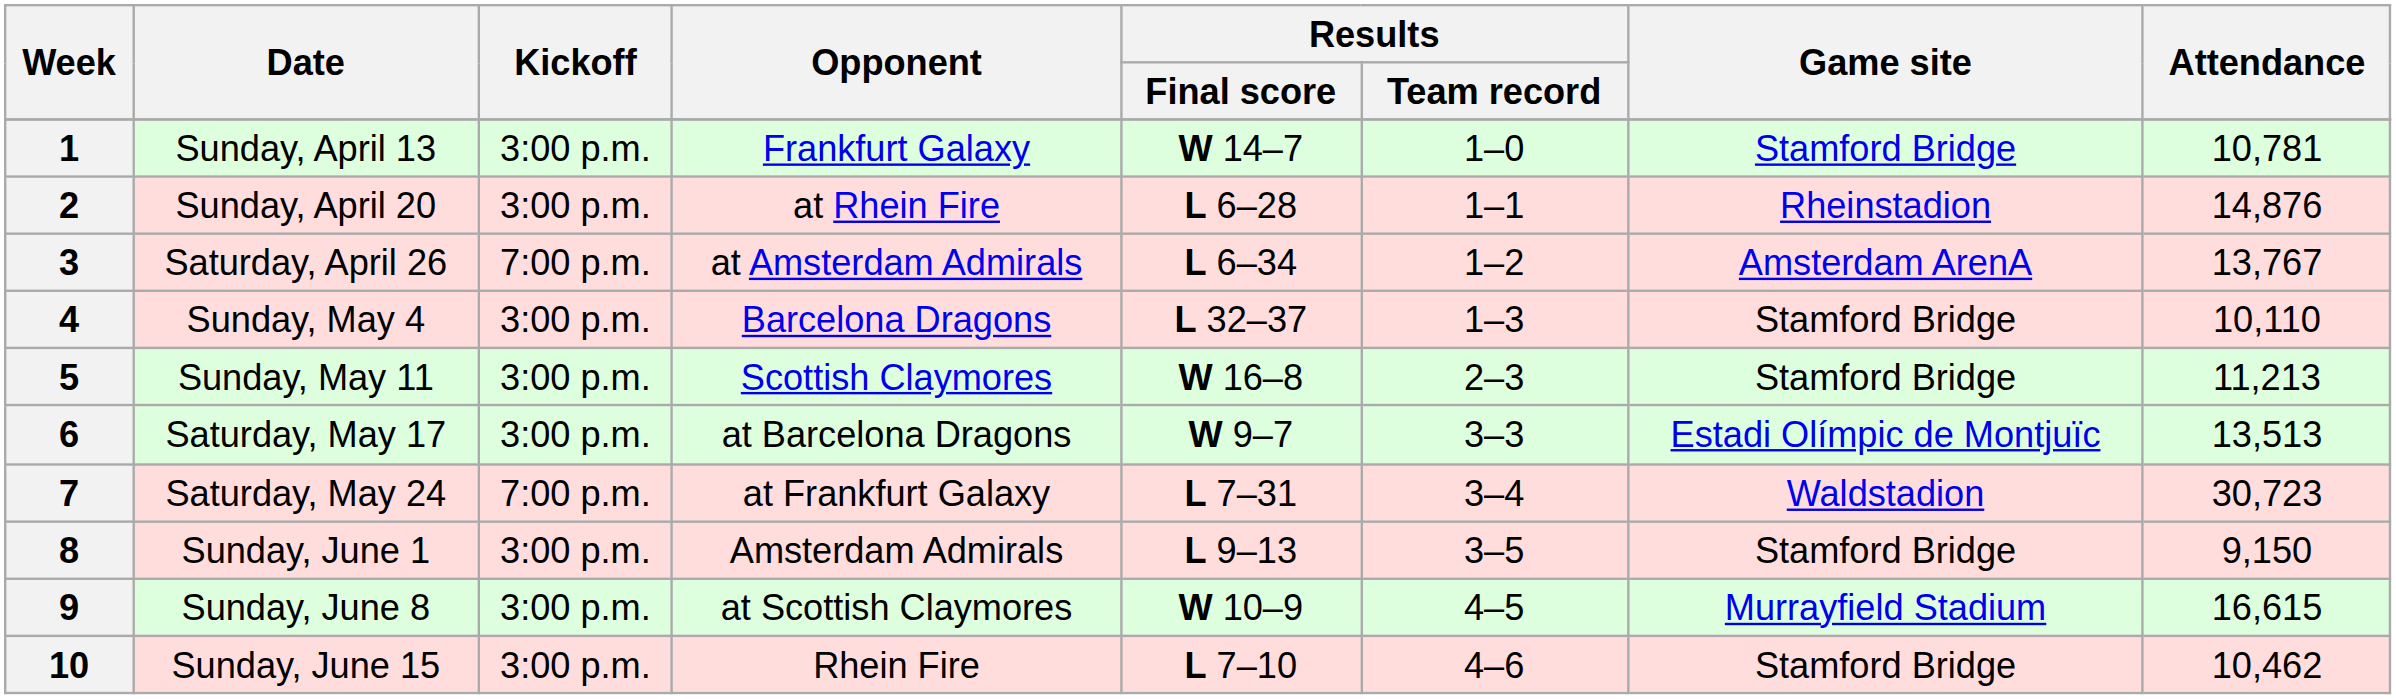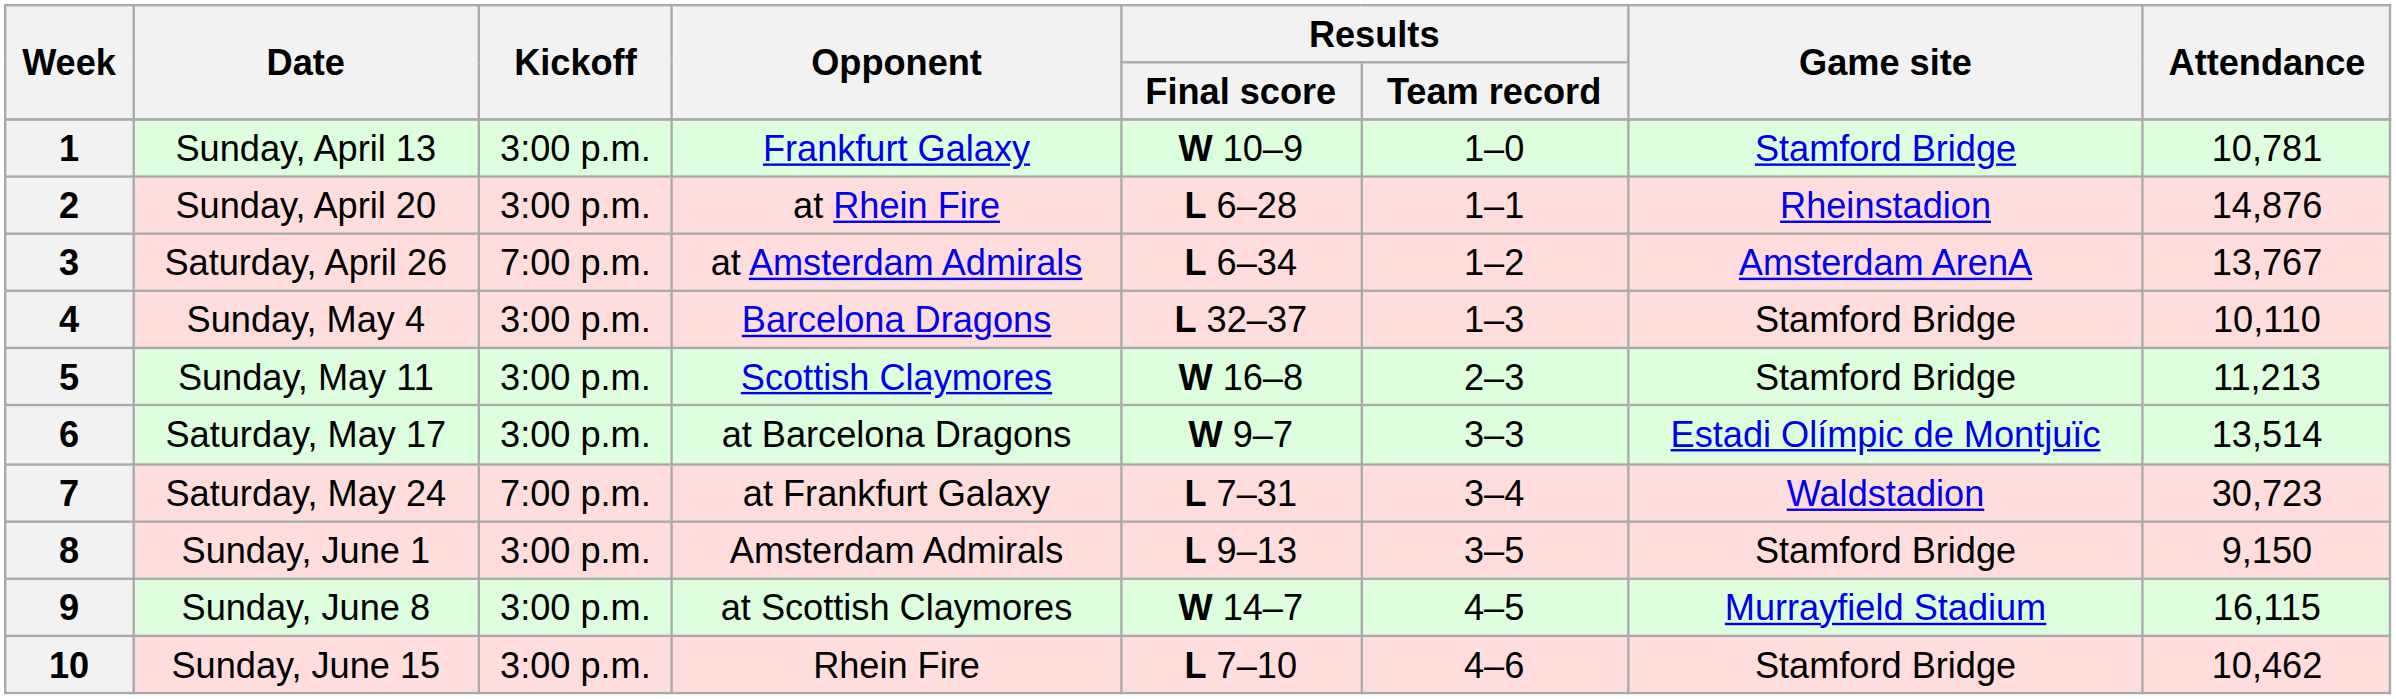(1241, 149) W 14–7 -> (1241, 149) W 10–9
(2267, 435) 13,513 -> (2267, 435) 13,514
(1241, 607) W 10–9 -> (1241, 607) W 14–7
(2267, 607) 16,615 -> (2267, 607) 16,115
